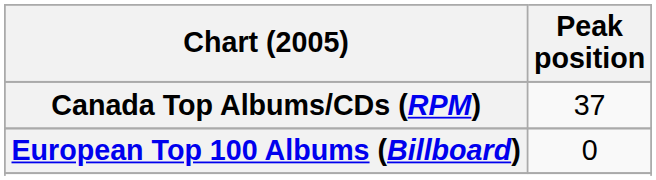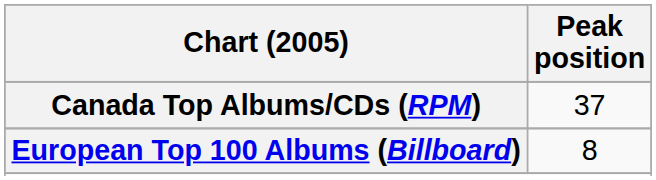(590, 150) 0 -> (590, 150) 8
